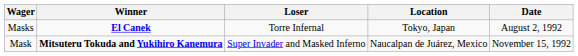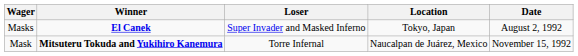(296, 28) Torre Infernal -> (296, 28) Super Invader and Masked Inferno
(296, 43) Super Invader and Masked Inferno -> (296, 43) Torre Infernal
